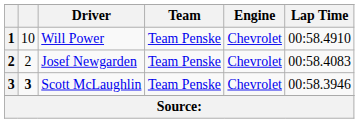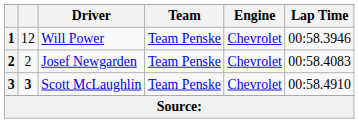(28, 38) 10 -> (28, 38) 12
(320, 38) 00:58.4910 -> (320, 38) 00:58.3946
(320, 84) 00:58.3946 -> (320, 84) 00:58.4910
